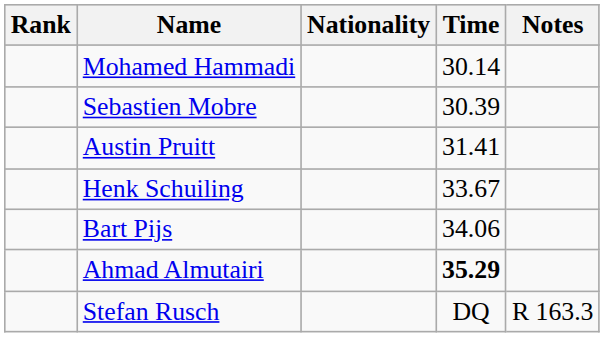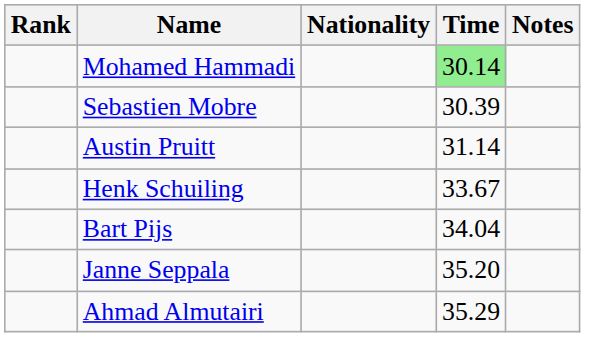(471, 65) no background -> (471, 65) lightgreen background
(471, 147) 31.41 -> (471, 147) 31.14
(471, 229) 34.06 -> (471, 229) 34.04
+ row: (156, 270)
(471, 270) bold -> (471, 310) normal
- row: (151, 310)
